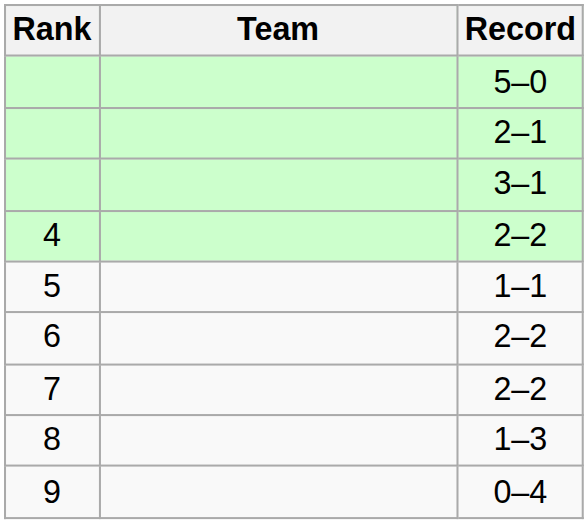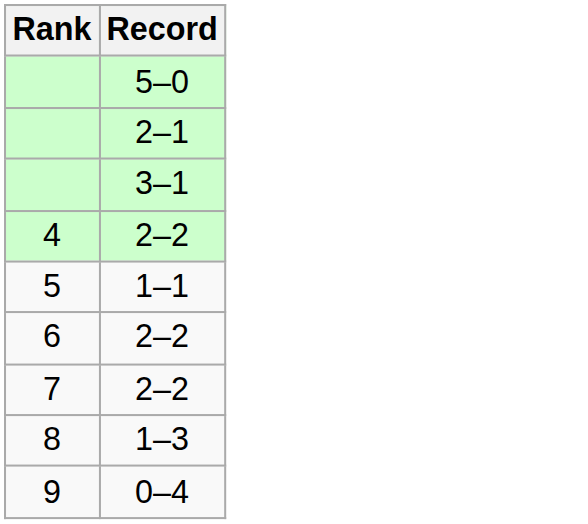- column: (278, 30)
